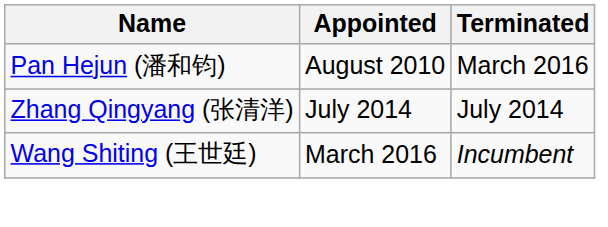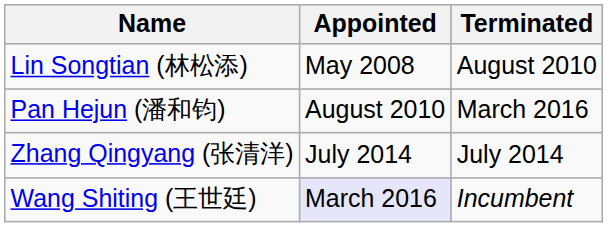+ row: (129, 65)
(371, 154) no background -> (371, 199) lavender background
